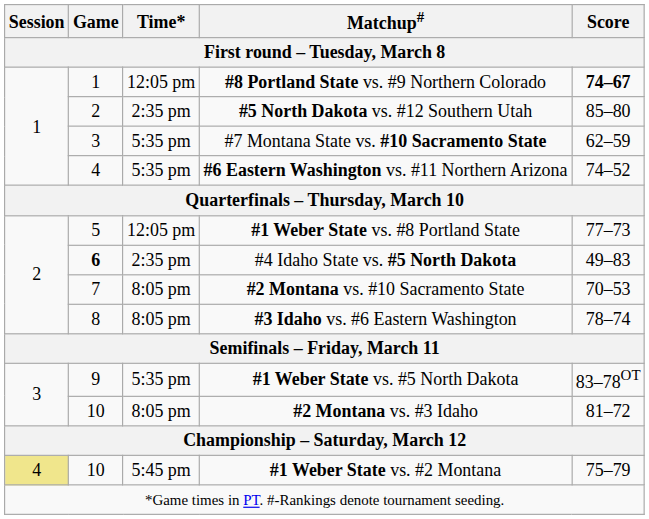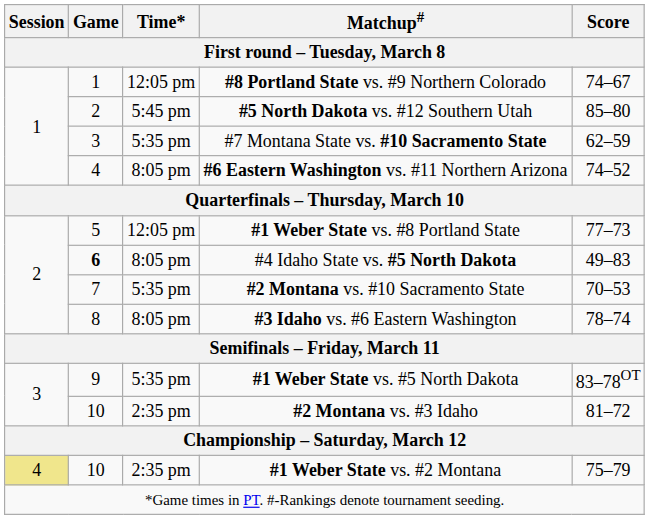(608, 82) bold -> (608, 82) normal
(161, 111) 2:35 pm -> (161, 111) 5:45 pm
(161, 170) 5:35 pm -> (161, 170) 8:05 pm
(161, 259) 2:35 pm -> (161, 259) 8:05 pm
(161, 289) 8:05 pm -> (161, 289) 5:35 pm
(161, 411) 8:05 pm -> (161, 411) 2:35 pm
(161, 470) 5:45 pm -> (161, 470) 2:35 pm
